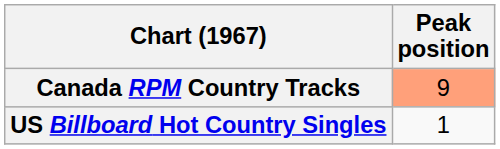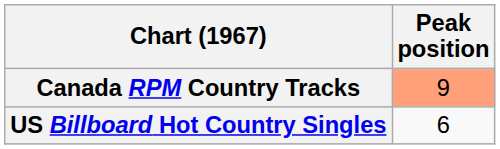(443, 125) 1 -> (443, 125) 6
